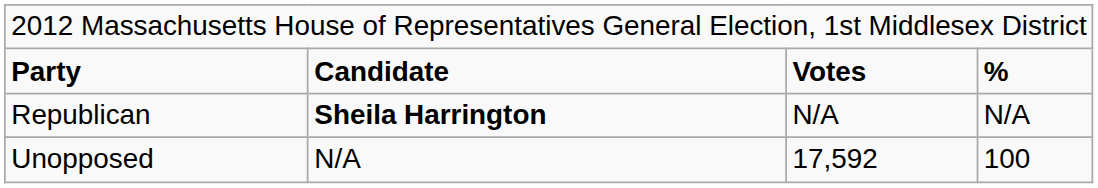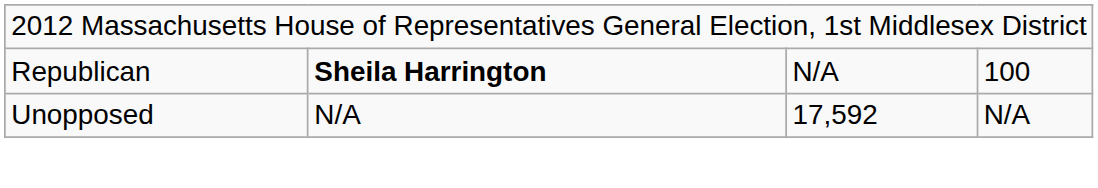- row: (46, 70)
(1007, 114) N/A -> (1007, 70) 100
(1007, 159) 100 -> (1007, 114) N/A
